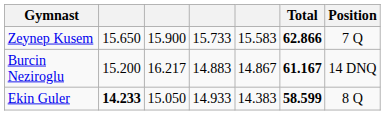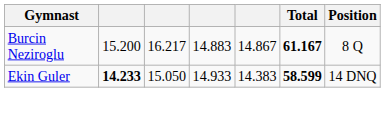- row: (51, 37)
(352, 68) 14 DNQ -> (352, 45) 8 Q
(352, 98) 8 Q -> (352, 76) 14 DNQ
